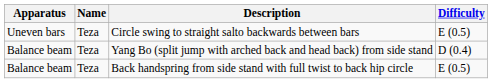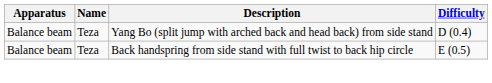- row: (235, 31)
